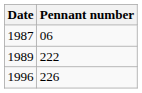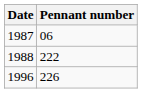(21, 56) 1989 -> (21, 56) 1988
